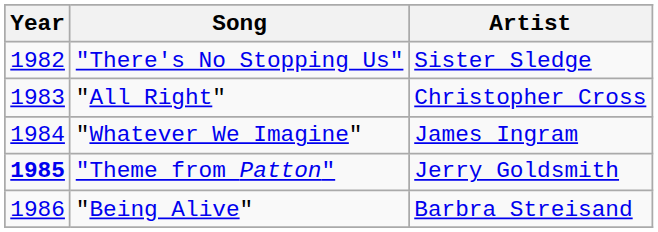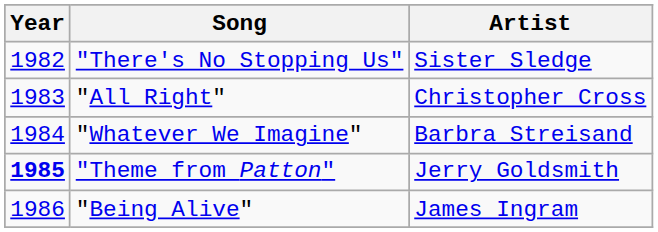(496, 135) James Ingram -> (523, 135) Barbra Streisand
(523, 209) Barbra Streisand -> (496, 209) James Ingram
